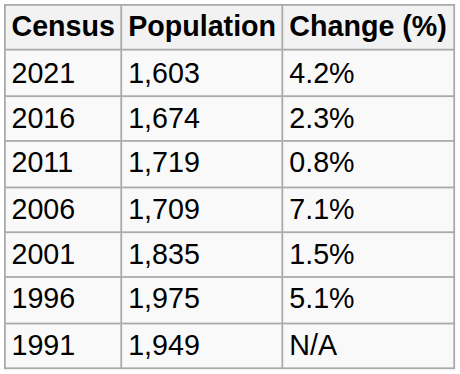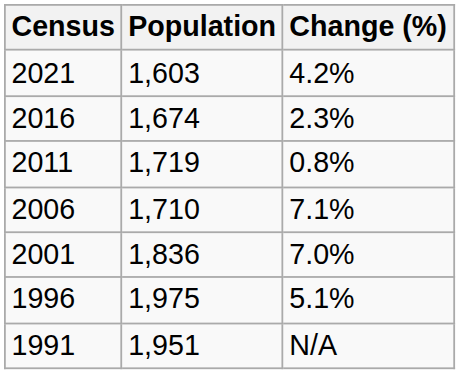(164, 208) 1,709 -> (164, 208) 1,710
(164, 254) 1,835 -> (164, 254) 1,836
(322, 254) 1.5% -> (322, 254) 7.0%
(164, 345) 1,949 -> (164, 345) 1,951
